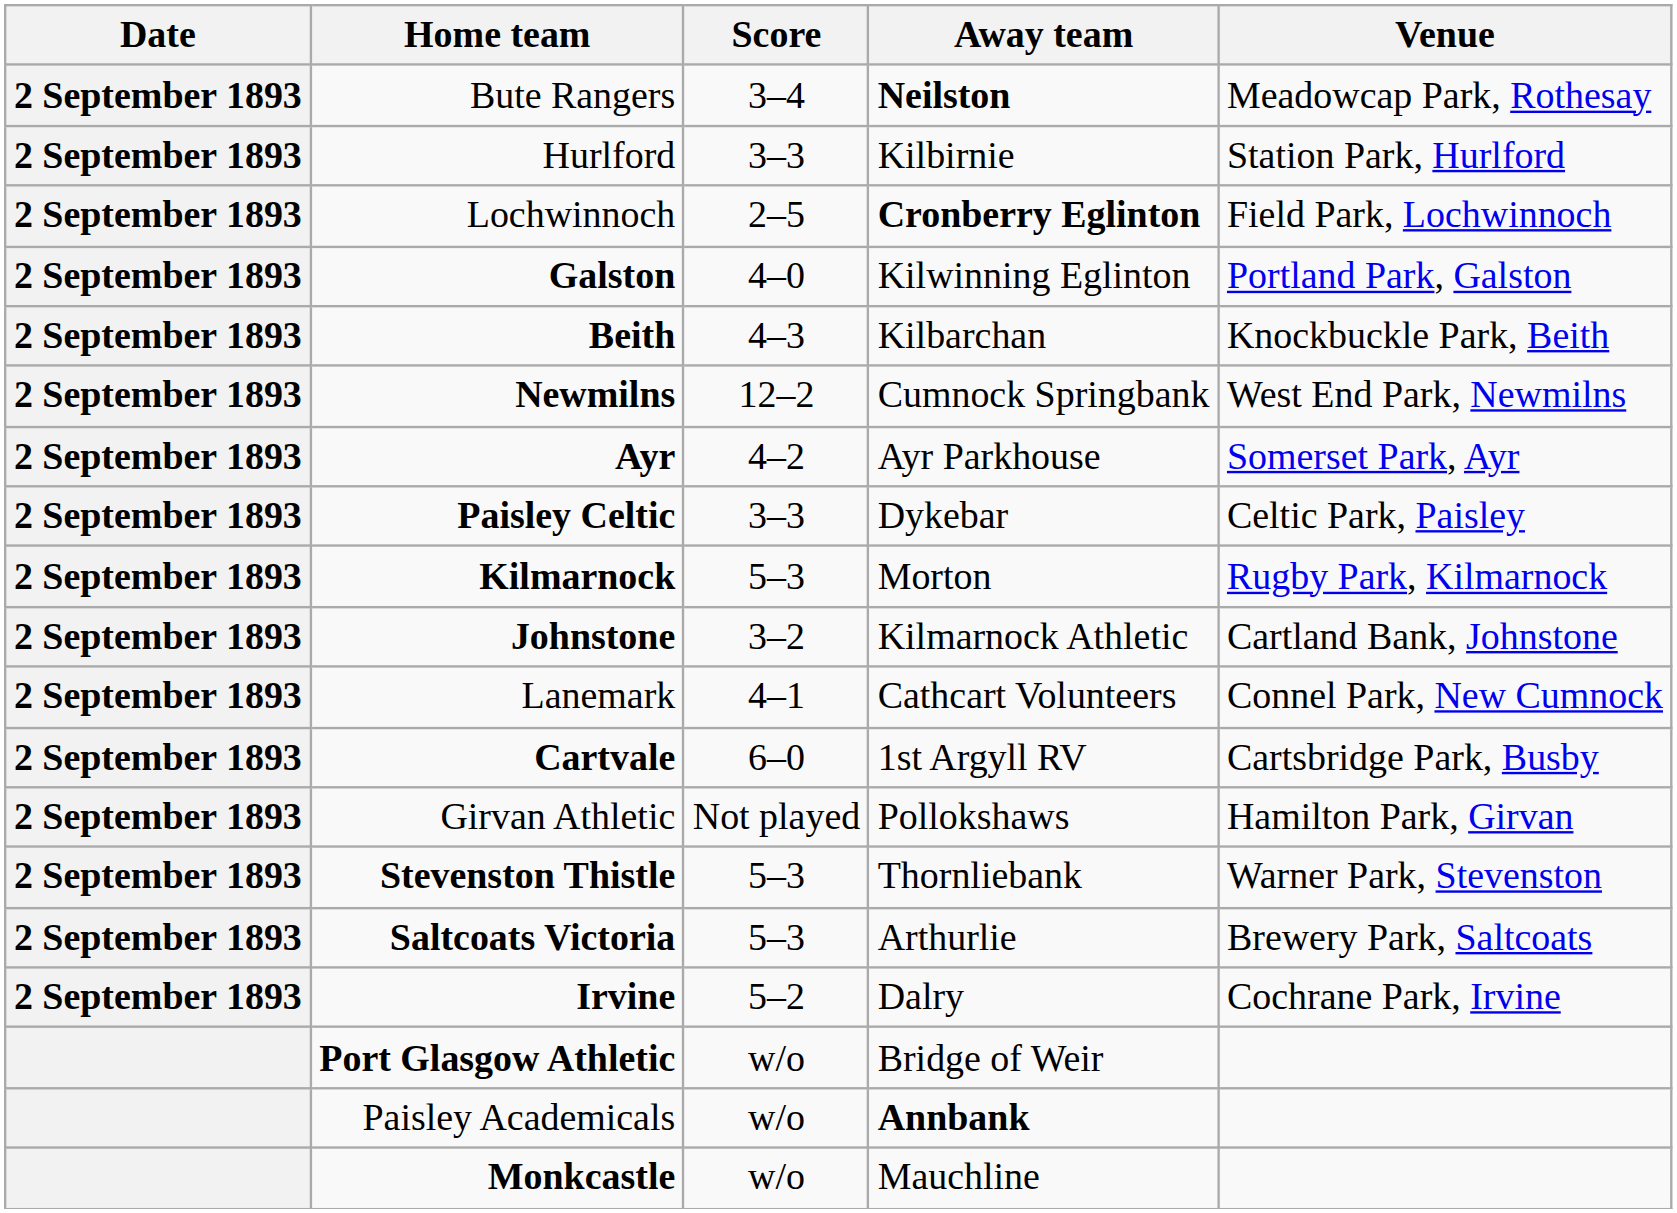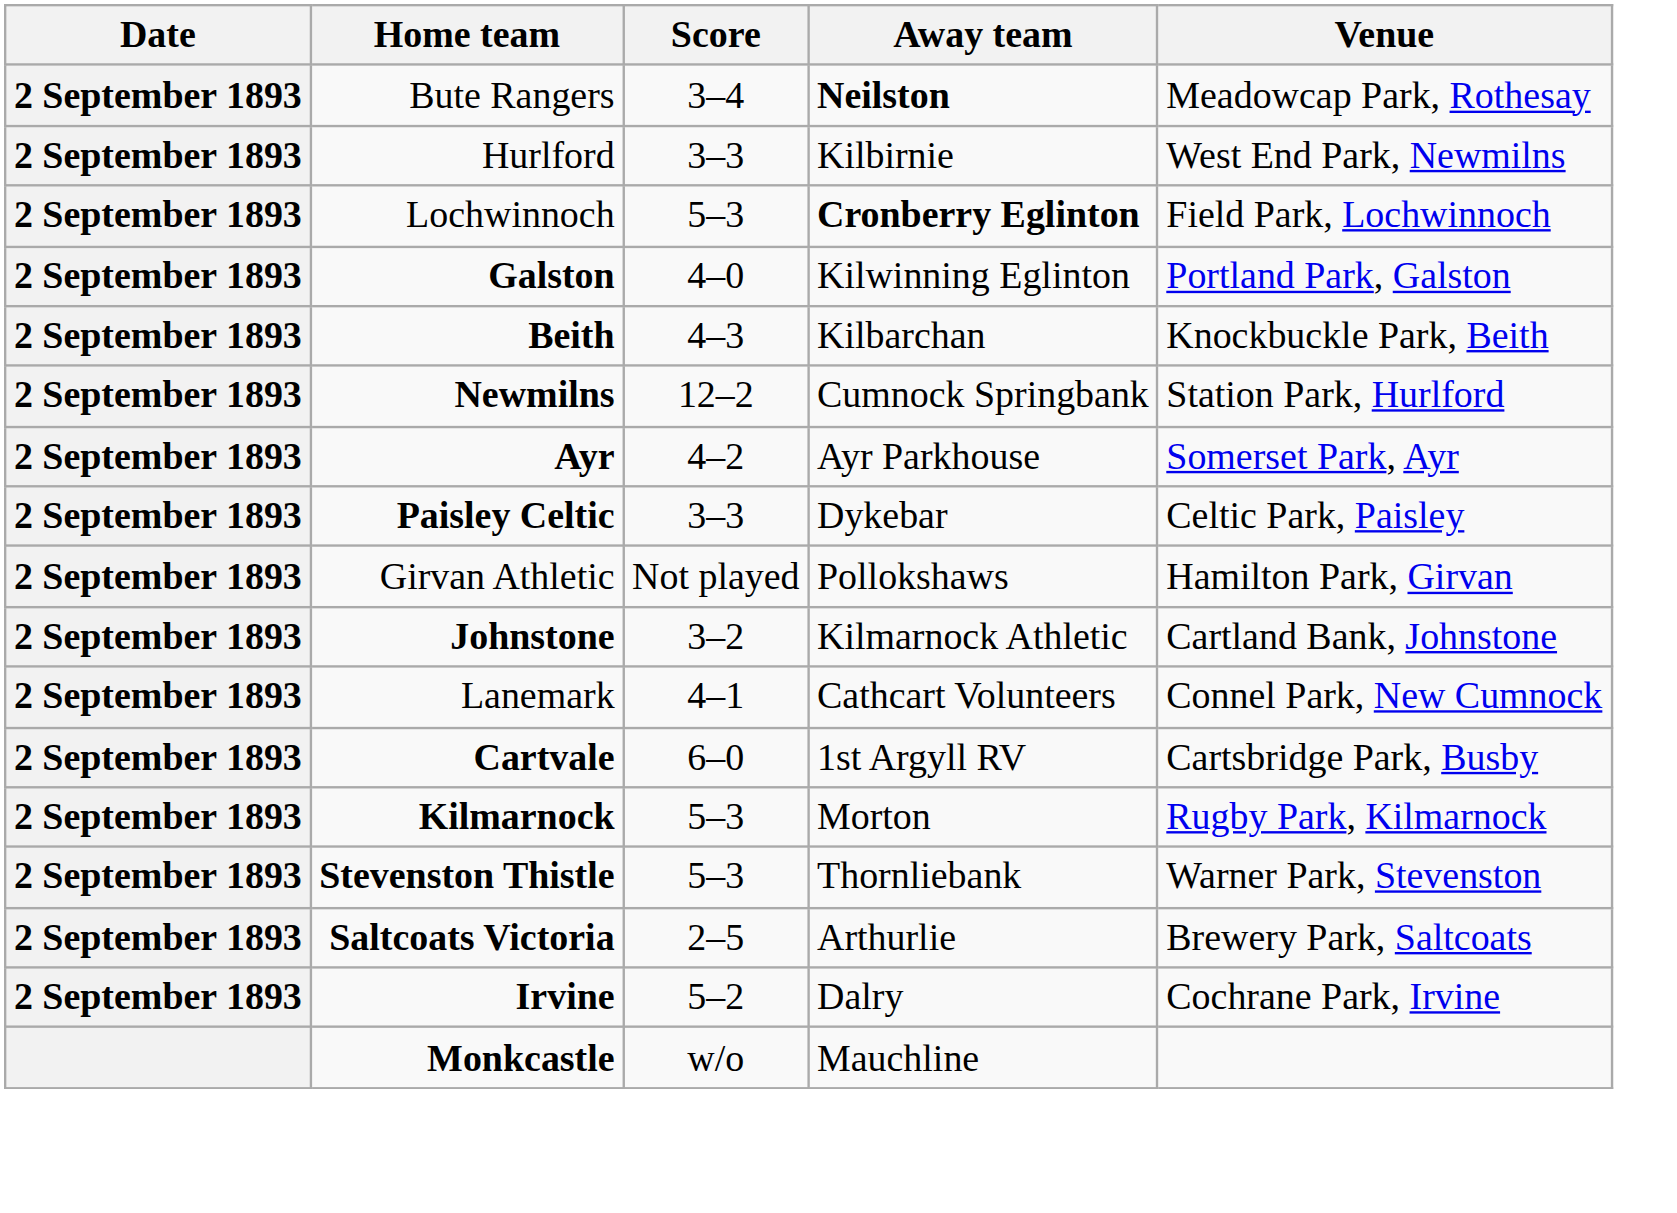(1396, 154) Station Park, Hurlford -> (1366, 154) West End Park, Newmilns
(776, 214) 2–5 -> (716, 214) 5–3
(1427, 395) West End Park, Newmilns -> (1335, 395) Station Park, Hurlford
rows swapped: (558, 816) <-> (577, 575)
(776, 936) 5–3 -> (716, 936) 2–5
- row: (497, 1056)
- row: (519, 1117)
